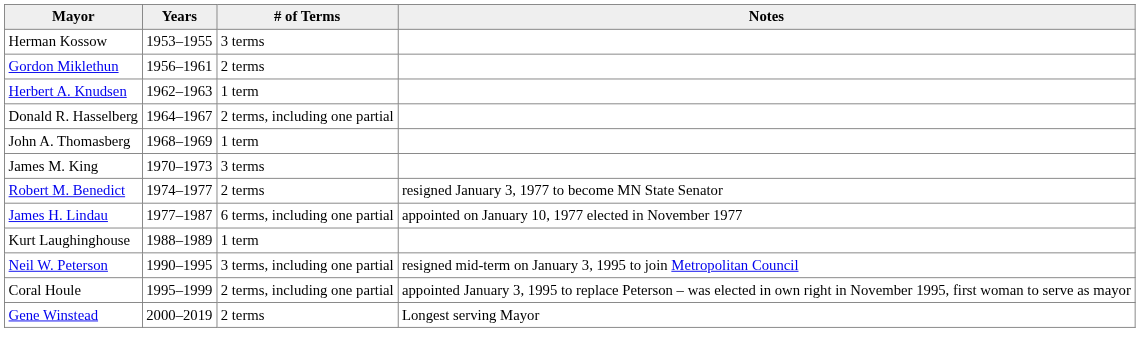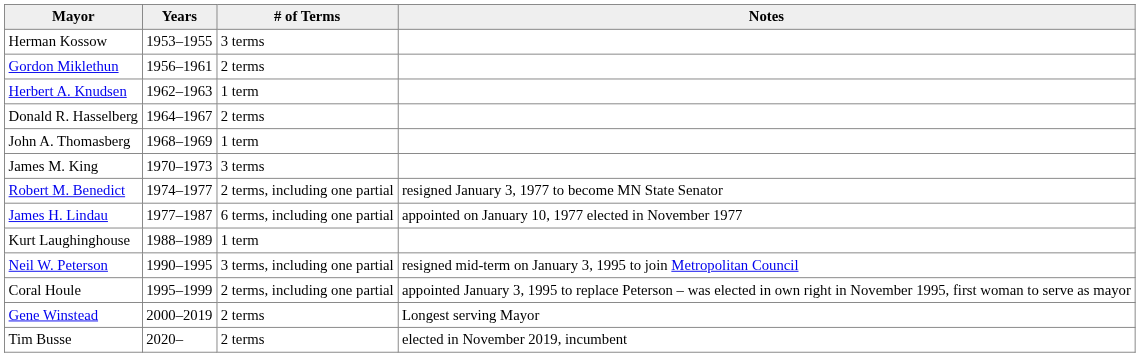(307, 116) 2 terms, including one partial -> (243, 116) 2 terms
(243, 190) 2 terms -> (307, 190) 2 terms, including one partial
+ row: (40, 339)
